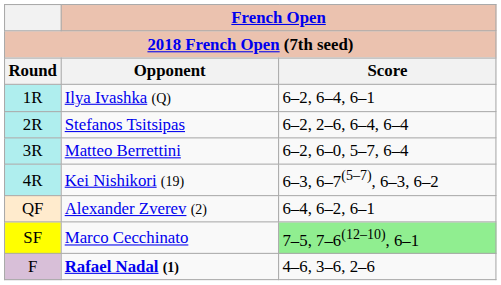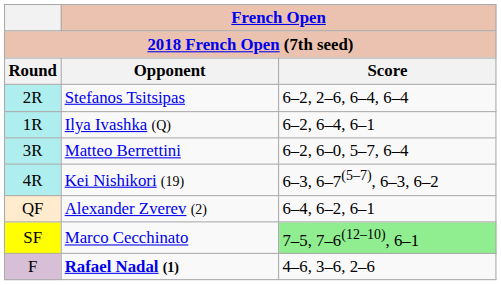rows swapped: (118, 97) <-> (125, 124)
